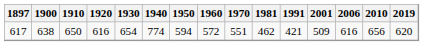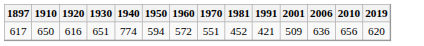- column: (46, 13)
(128, 31) 654 -> (101, 31) 651
(266, 31) 462 -> (239, 31) 452
(349, 31) 616 -> (321, 31) 636
